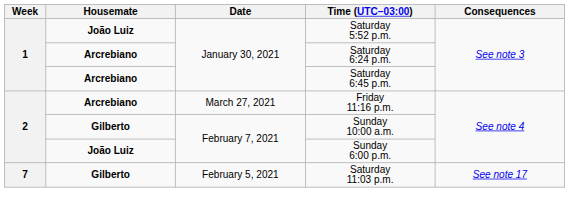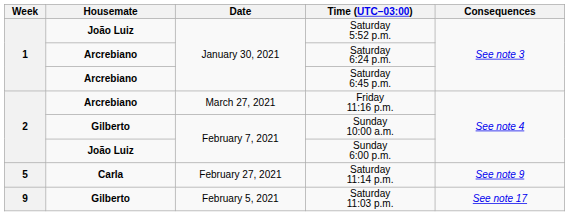+ row: (370, 174)
(25, 174) 7 -> (25, 198) 9
